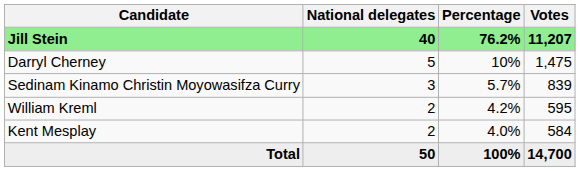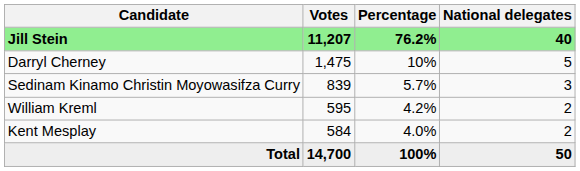columns swapped: (549, 16) <-> (371, 16)
